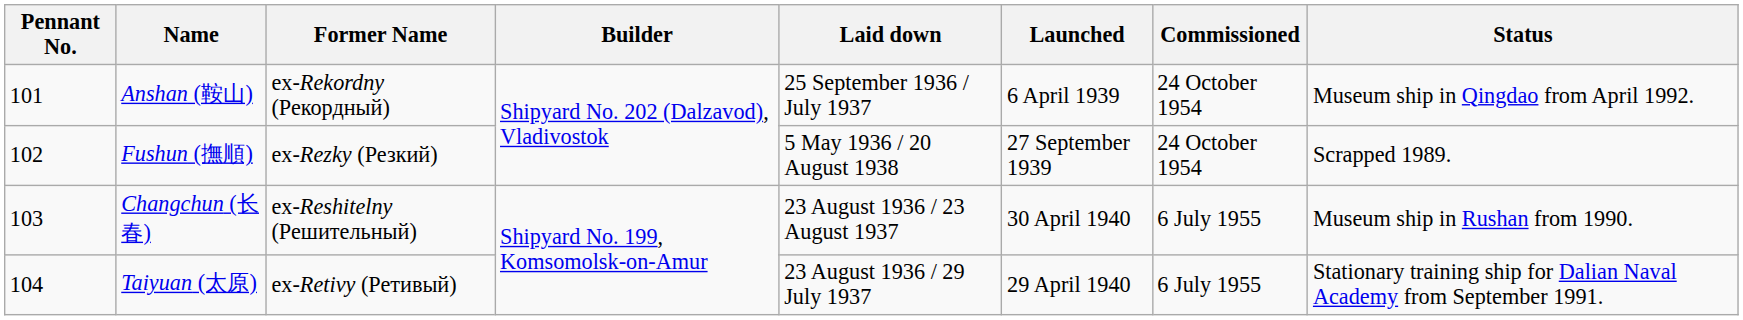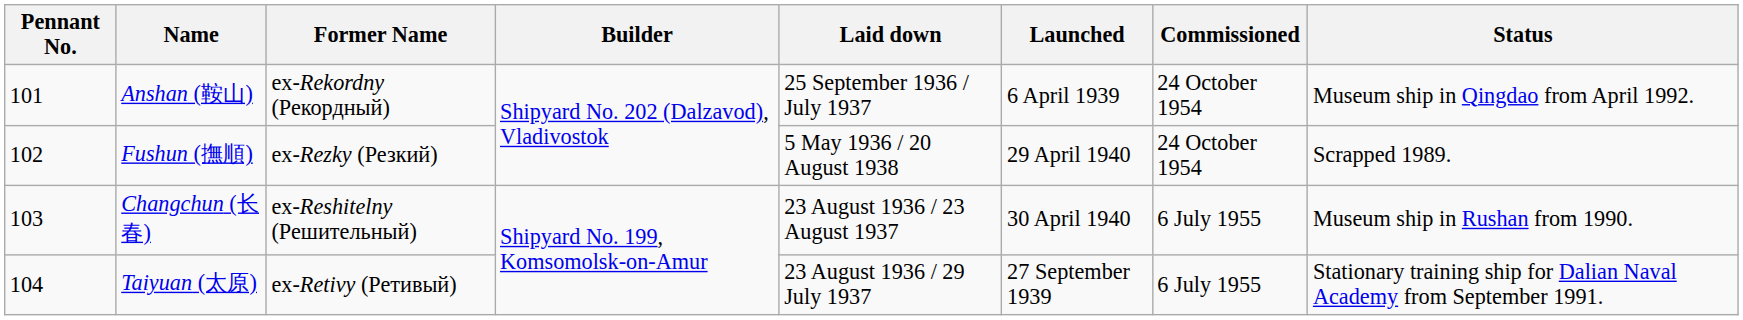(1069, 155) 27 September 1939 -> (1069, 155) 29 April 1940
(1069, 284) 29 April 1940 -> (1069, 284) 27 September 1939
